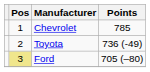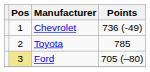(122, 28) 785 -> (122, 28) 736 (-49)
(122, 44) 736 (-49) -> (122, 44) 785
